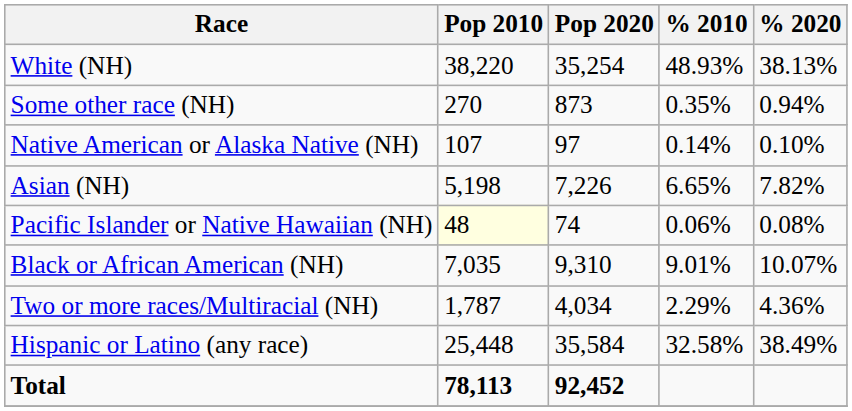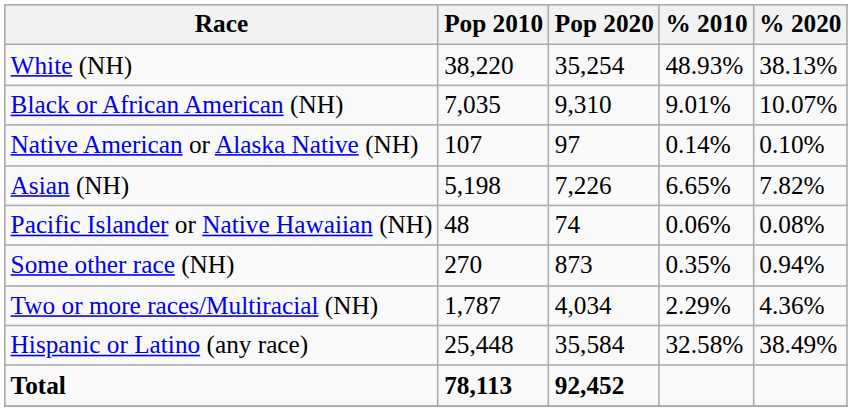rows swapped: (177, 265) <-> (123, 104)
(457, 225) lightyellow background -> (457, 225) no background
